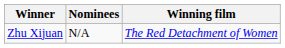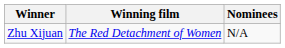columns swapped: (201, 14) <-> (94, 14)
